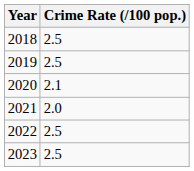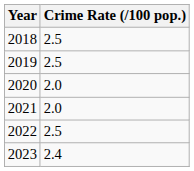(53, 85) 2.1 -> (53, 85) 2.0
(53, 154) 2.5 -> (53, 154) 2.4
